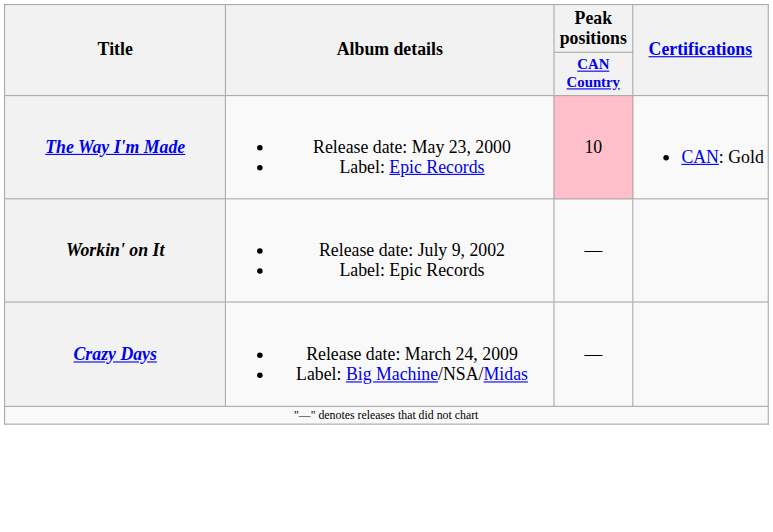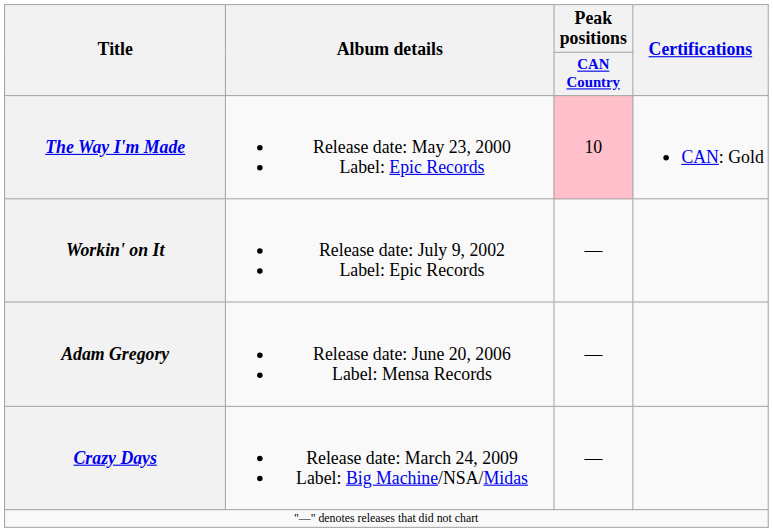+ row: (115, 354)
